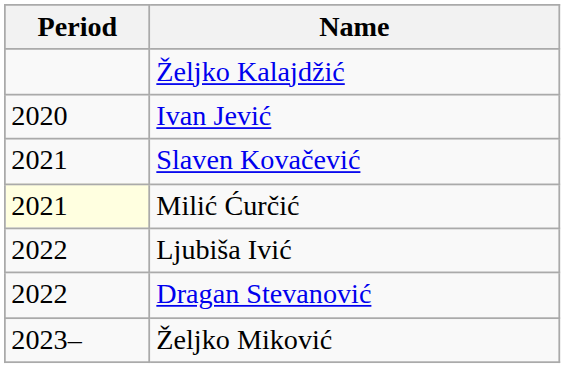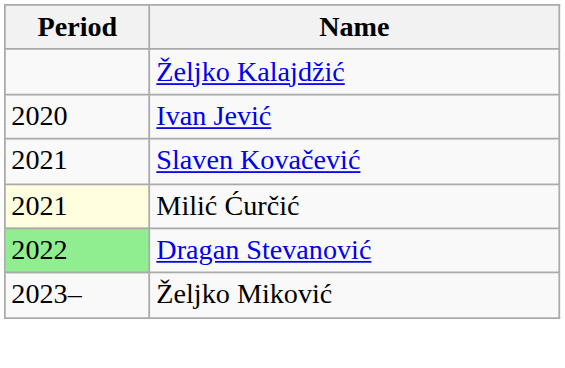- row: (224, 250)
(40, 294) no background -> (40, 250) lightgreen background
